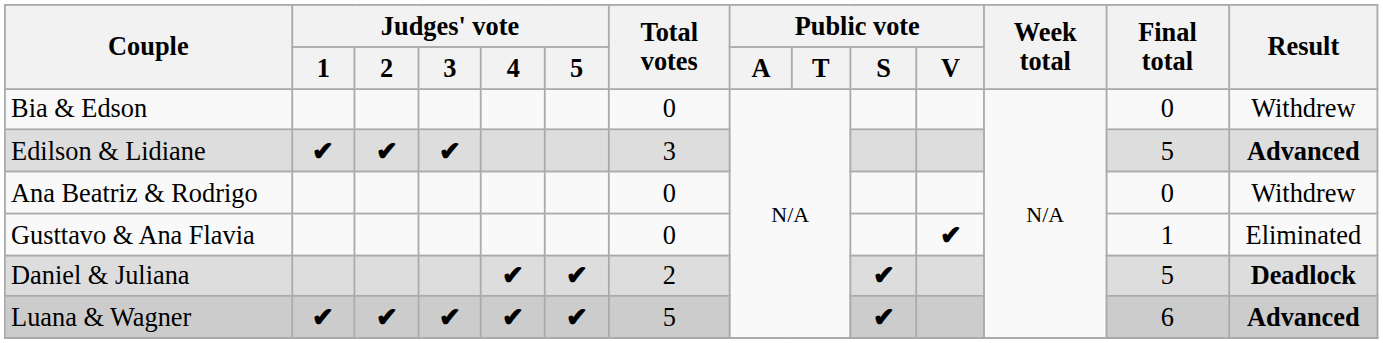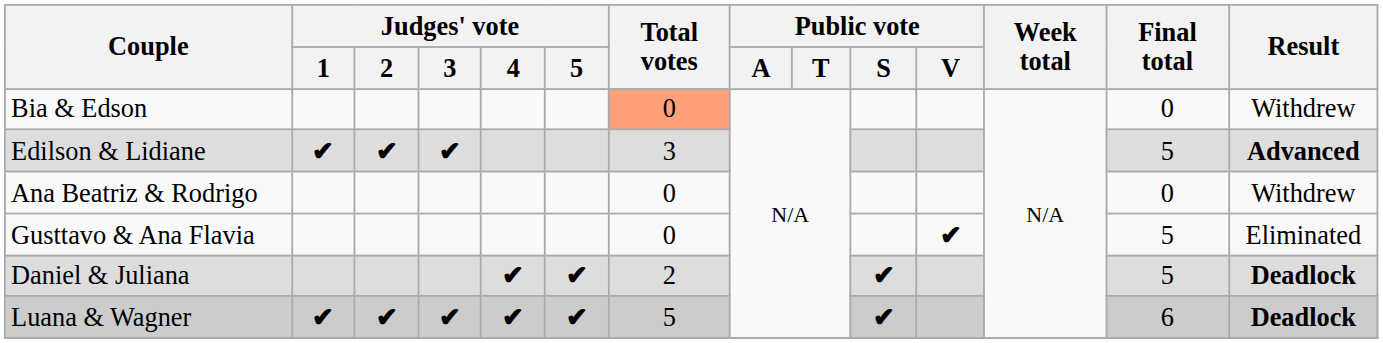(669, 109) no background -> (669, 109) lightsalmon background
(1167, 234) 1 -> (1167, 234) 5
(1303, 318) Advanced -> (1303, 318) Deadlock
